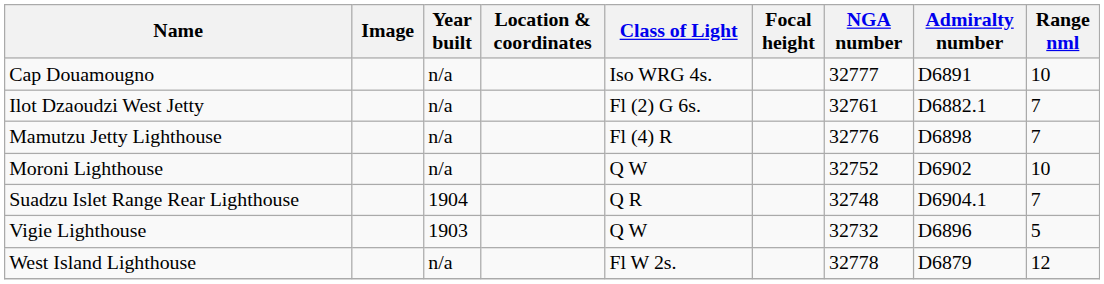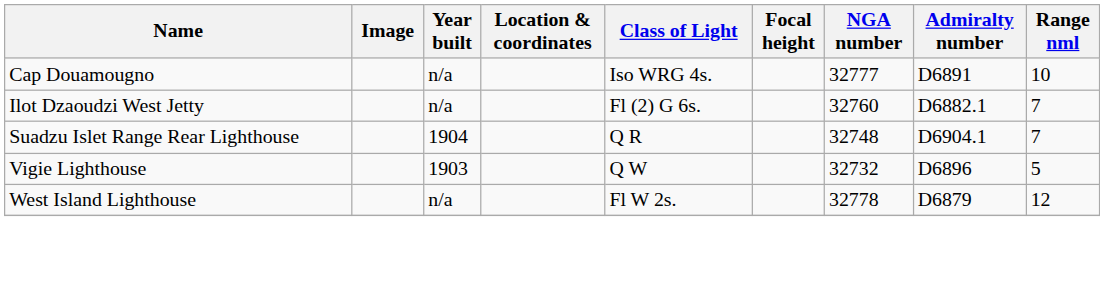(854, 105) 32761 -> (854, 105) 32760
- row: (116, 136)
- row: (86, 168)
